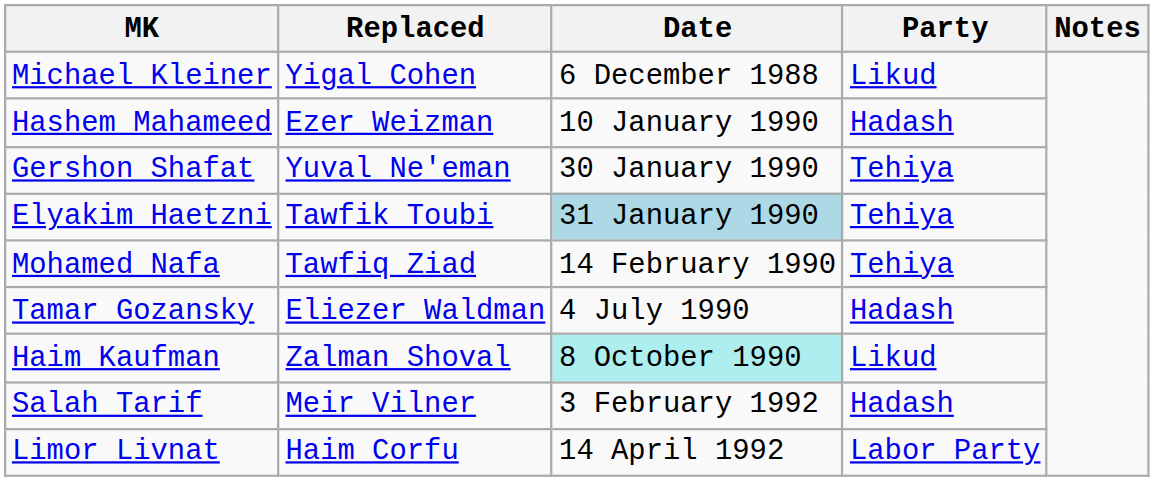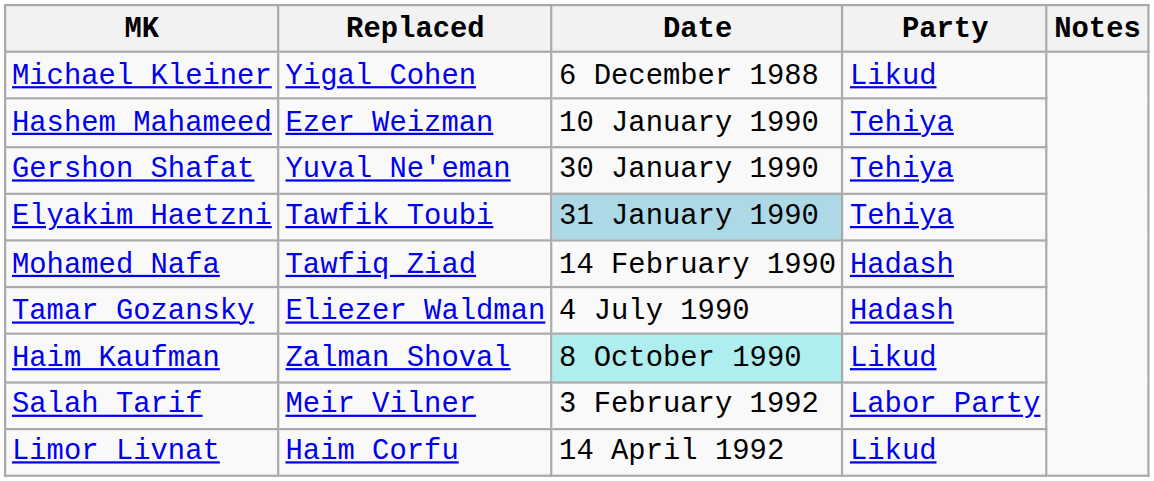(902, 123) Hadash -> (902, 123) Tehiya
(902, 264) Tehiya -> (902, 264) Hadash
(902, 405) Hadash -> (945, 405) Labor Party
(945, 452) Labor Party -> (893, 452) Likud
